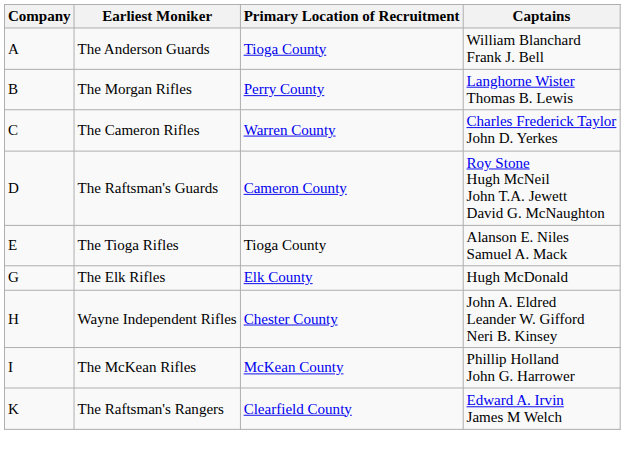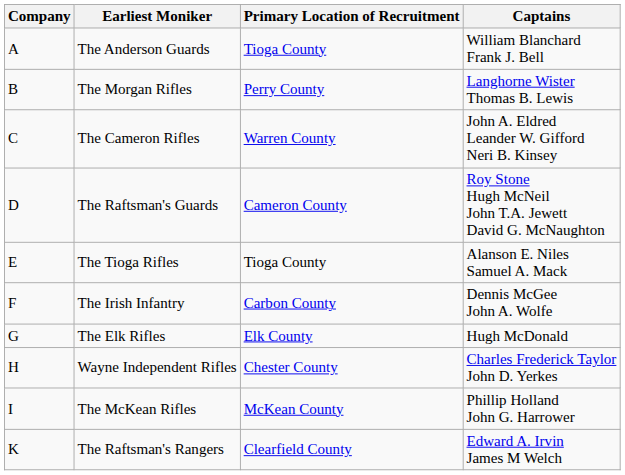(541, 130) Charles Frederick Taylor John D. Yerkes -> (525, 138) John A. Eldred Leander W. Gifford Neri B. Kinsey
+ row: (131, 303)
(525, 318) John A. Eldred Leander W. Gifford Neri B. Kinsey -> (541, 367) Charles Frederick Taylor John D. Yerkes
